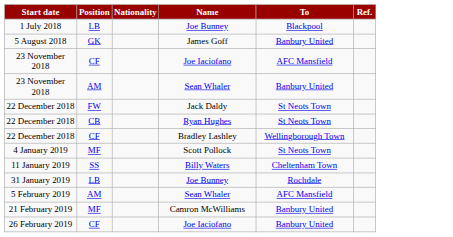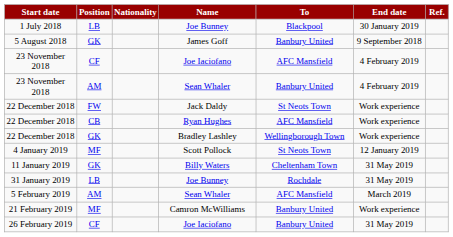+ column: (389, 12)
(304, 121) St Neots Town -> (304, 121) AFC Mansfield
(94, 136) CF -> (94, 136) GK
(94, 165) SS -> (94, 165) GK
